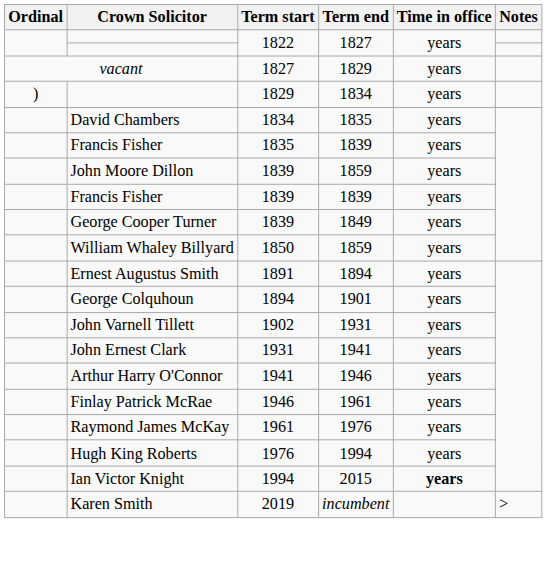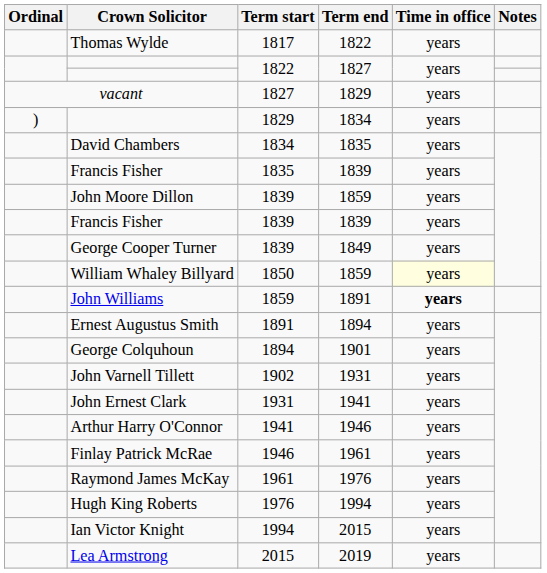+ row: (119, 42)
(444, 247) no background -> (443, 273) lightyellow background
+ row: (117, 299)
(444, 478) bold -> (443, 529) normal
+ row: (119, 555)
- row: (112, 504)
